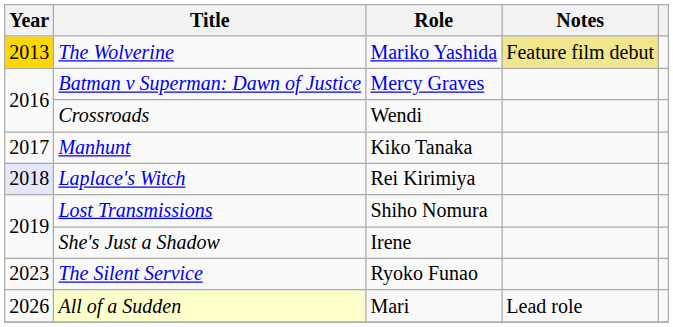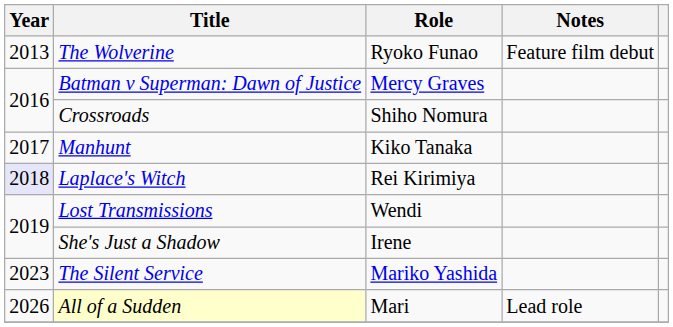(29, 52) gold background -> (29, 52) no background
(434, 52) Mariko Yashida -> (424, 52) Ryoko Funao
(580, 52) khaki background -> (580, 52) no background
(396, 115) Wendi -> (429, 115) Shiho Nomura
(429, 210) Shiho Nomura -> (396, 210) Wendi
(424, 274) Ryoko Funao -> (434, 274) Mariko Yashida
